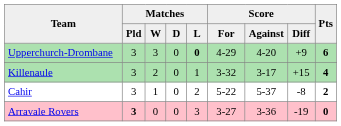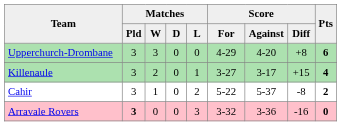(197, 53) bold -> (197, 53) normal
(301, 53) +9 -> (301, 53) +8
(226, 72) 3-32 -> (226, 72) 3-27
(226, 111) 3-27 -> (226, 111) 3-32
(301, 111) -19 -> (301, 111) -16
